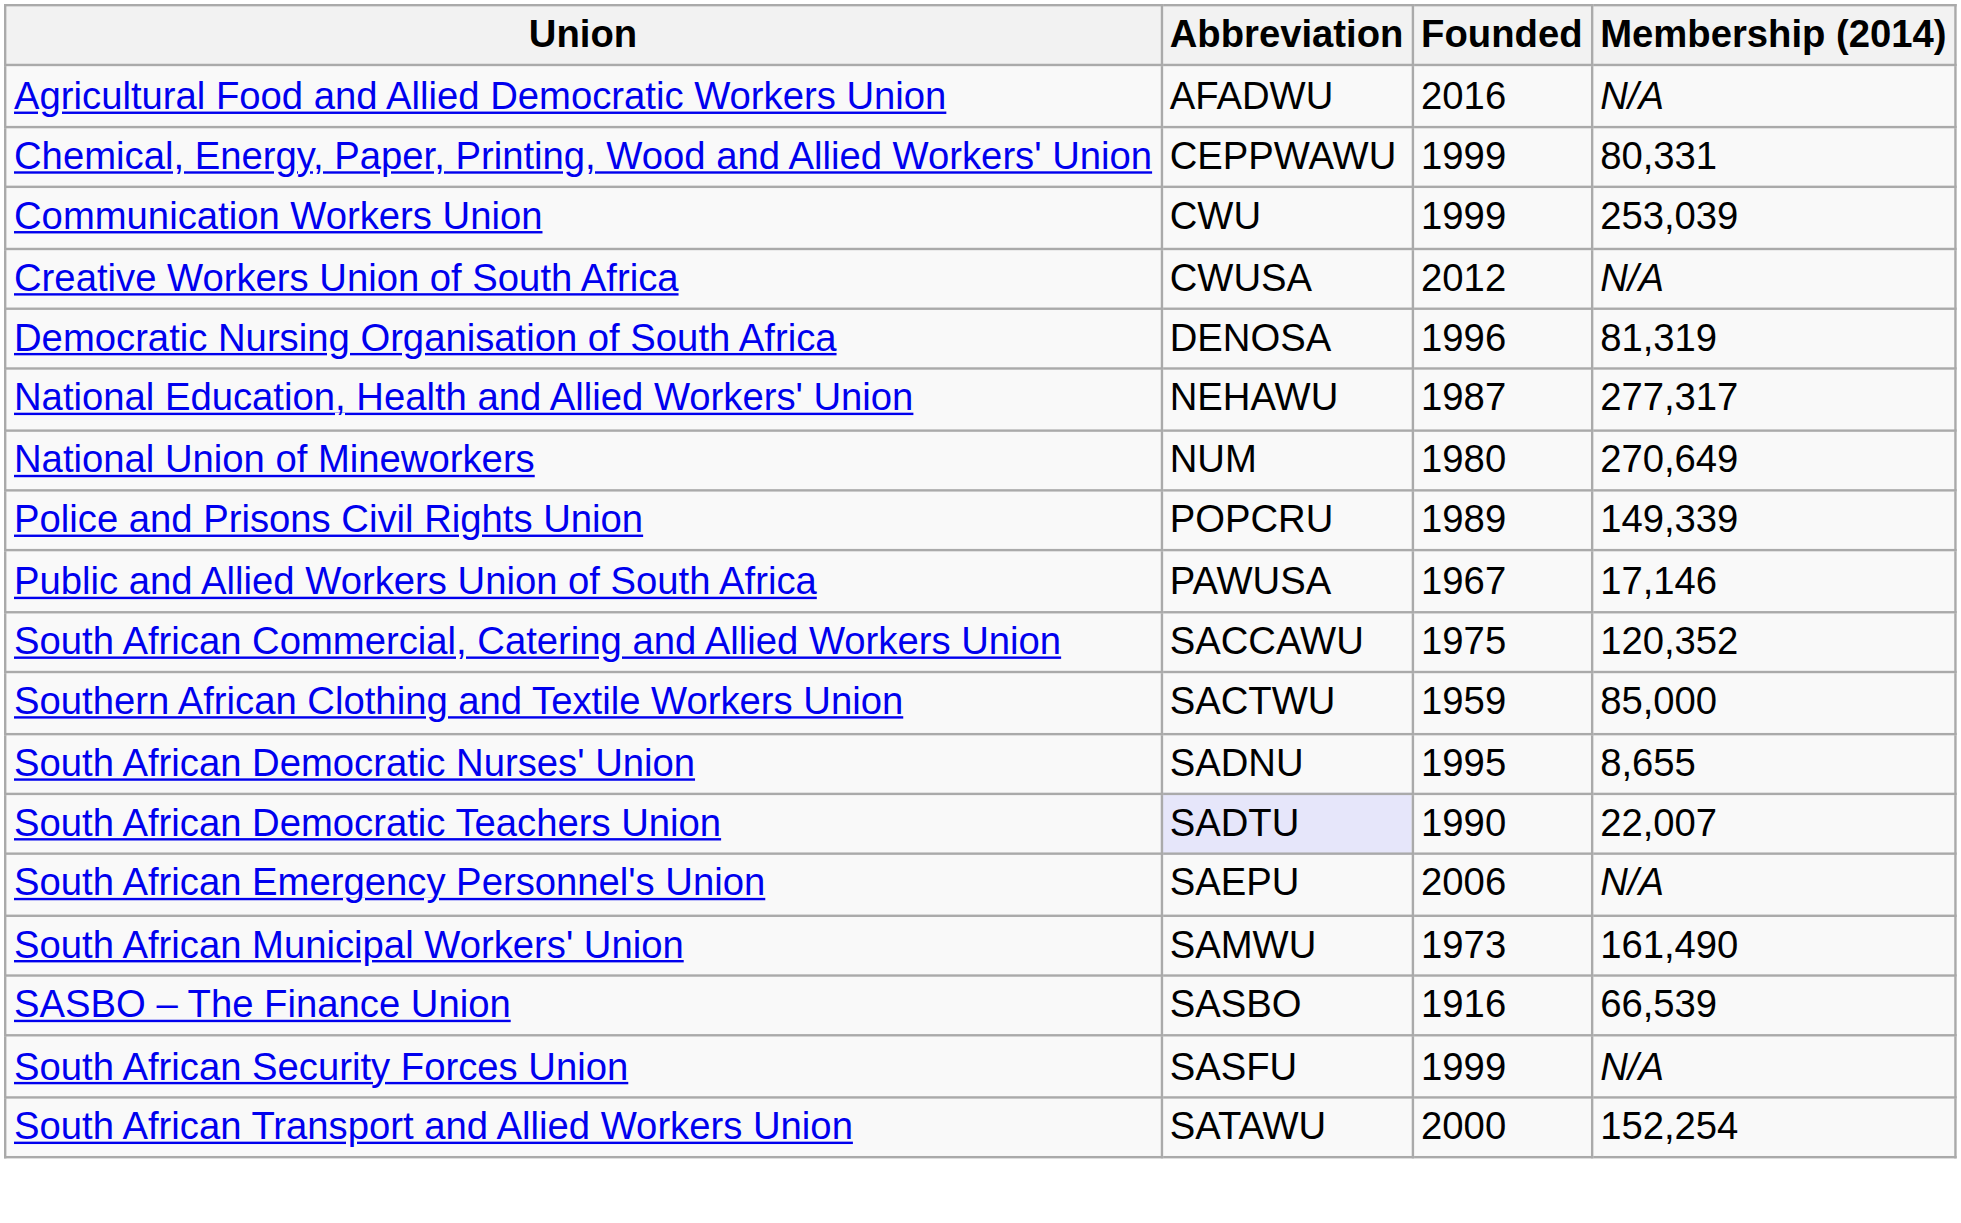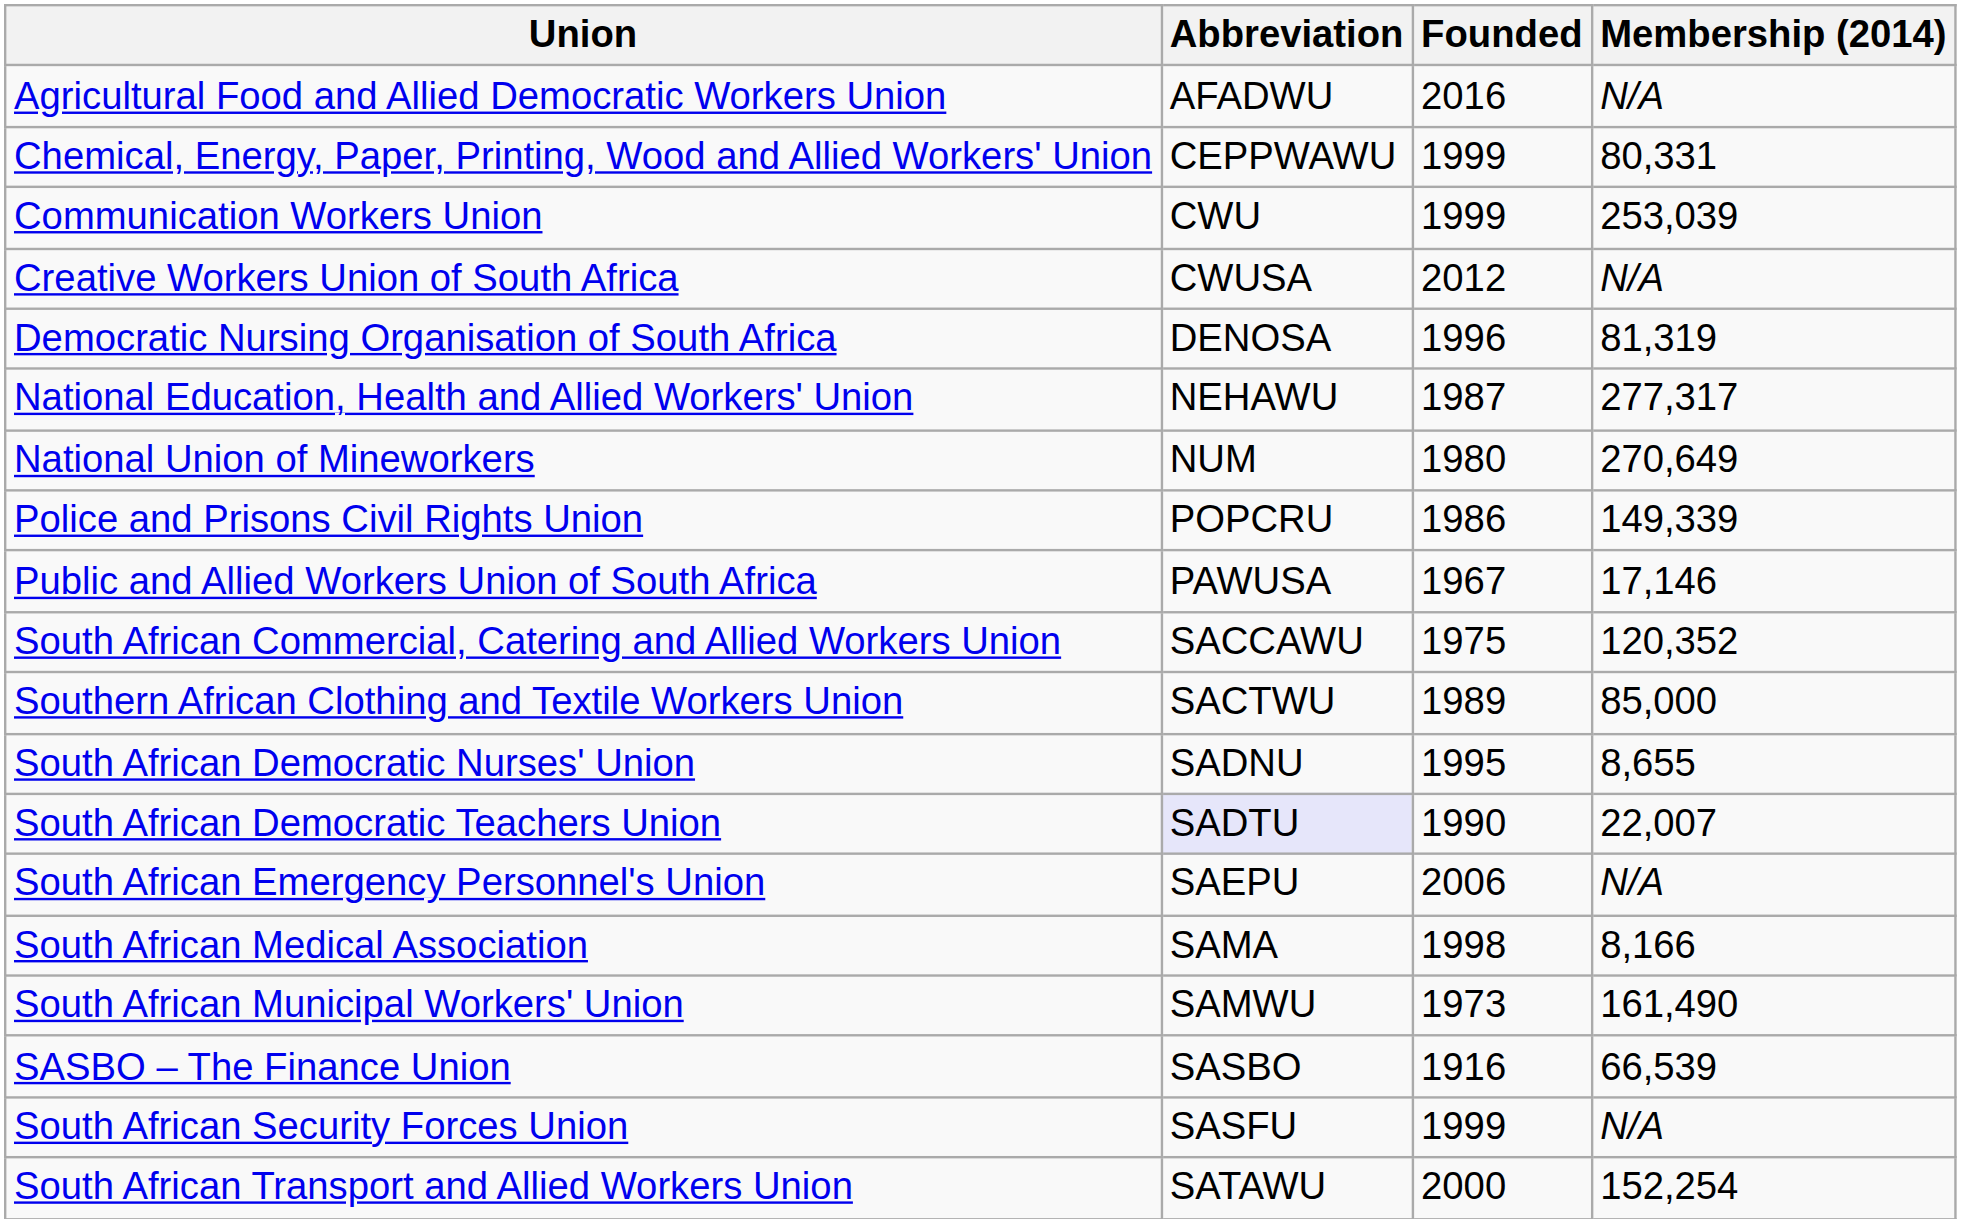(1464, 519) 1989 -> (1464, 519) 1986
(1464, 701) 1959 -> (1464, 701) 1989
+ row: (301, 944)
